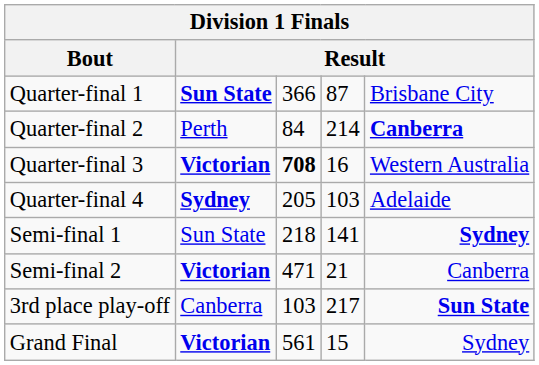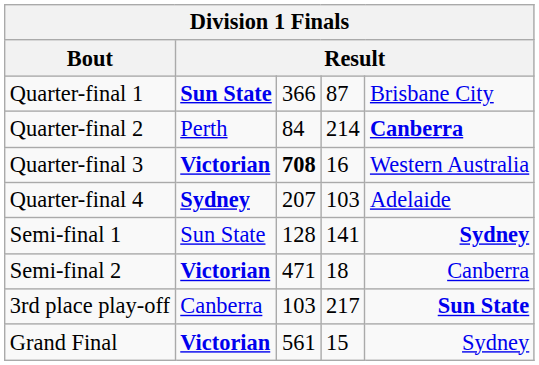(299, 199) 205 -> (299, 199) 207
(299, 235) 218 -> (299, 235) 128
(337, 270) 21 -> (337, 270) 18
